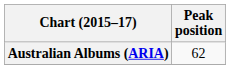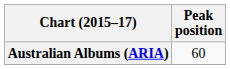(199, 53) 62 -> (199, 53) 60
